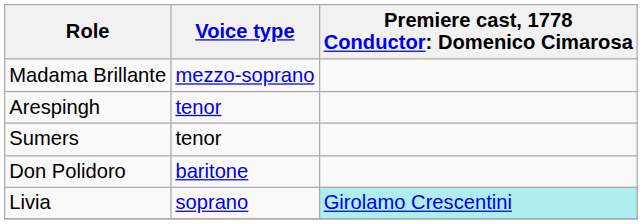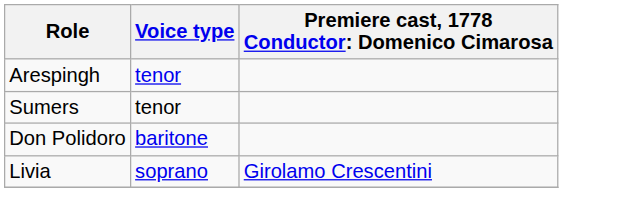- row: (88, 75)
(418, 203) paleturquoise background -> (338, 171) no background
